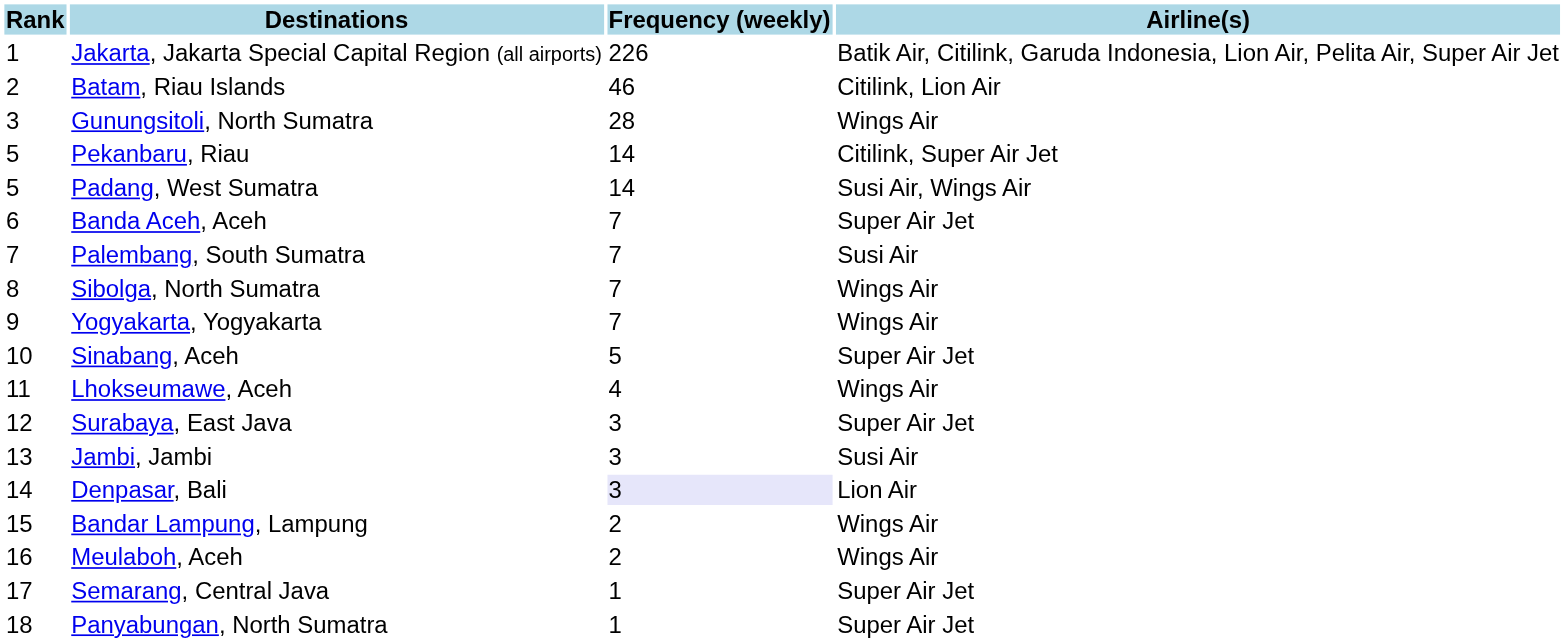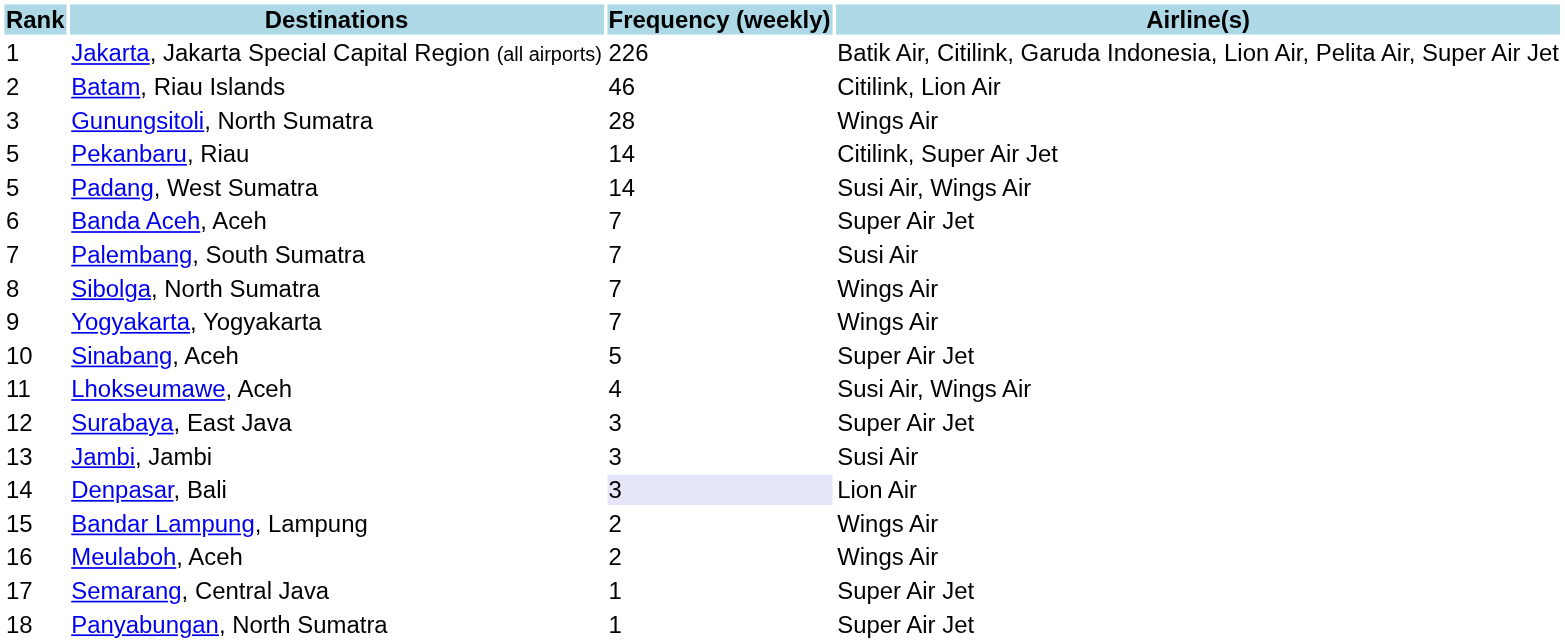(888, 389) Wings Air -> (934, 389) Susi Air, Wings Air
